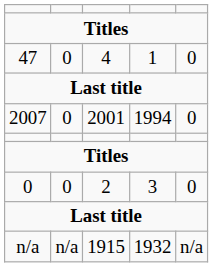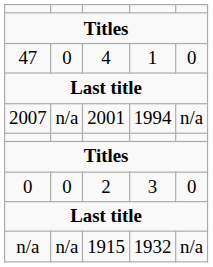(67, 118) 0 -> (67, 118) n/a
(192, 118) 0 -> (192, 118) n/a
